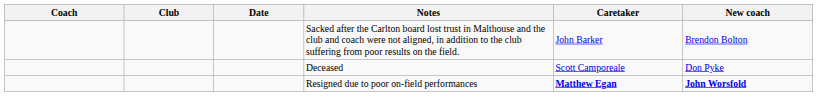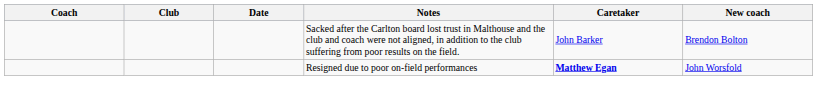- row: (325, 67)
(716, 83) bold -> (713, 67) normal
